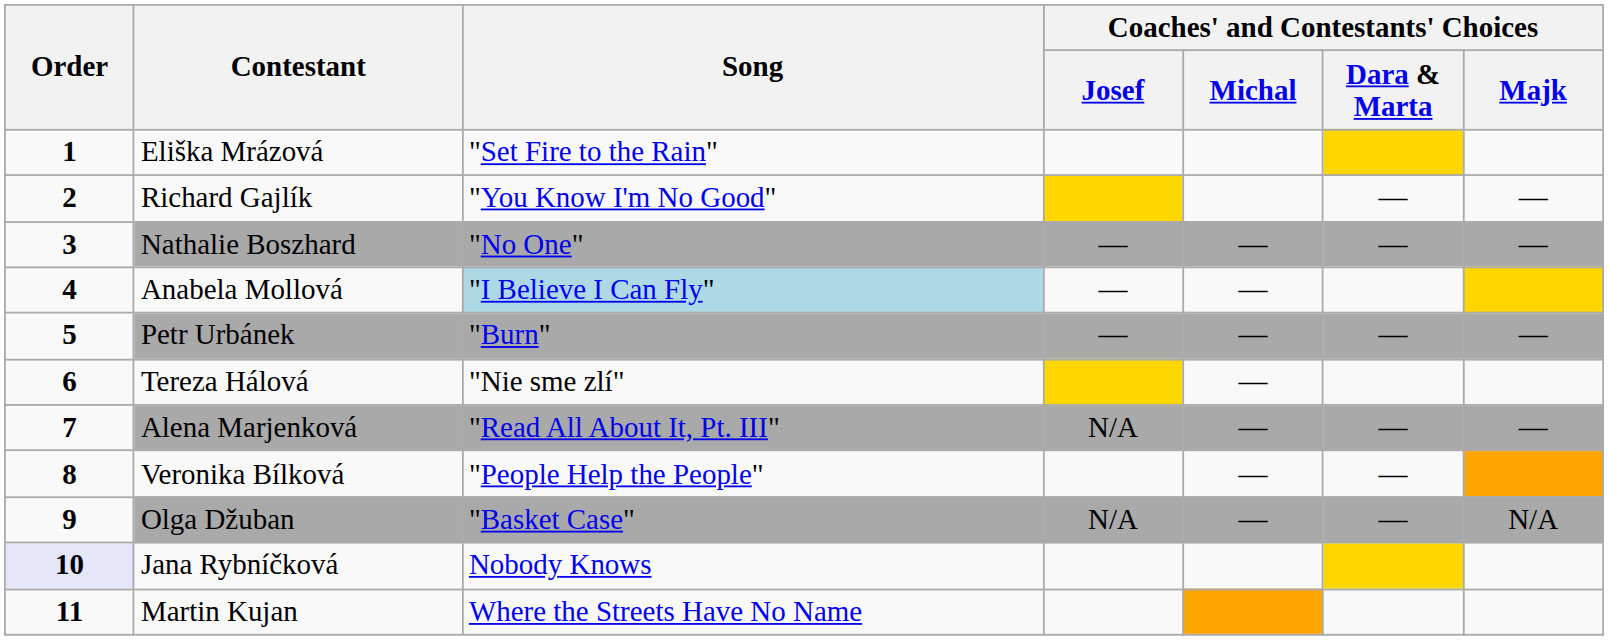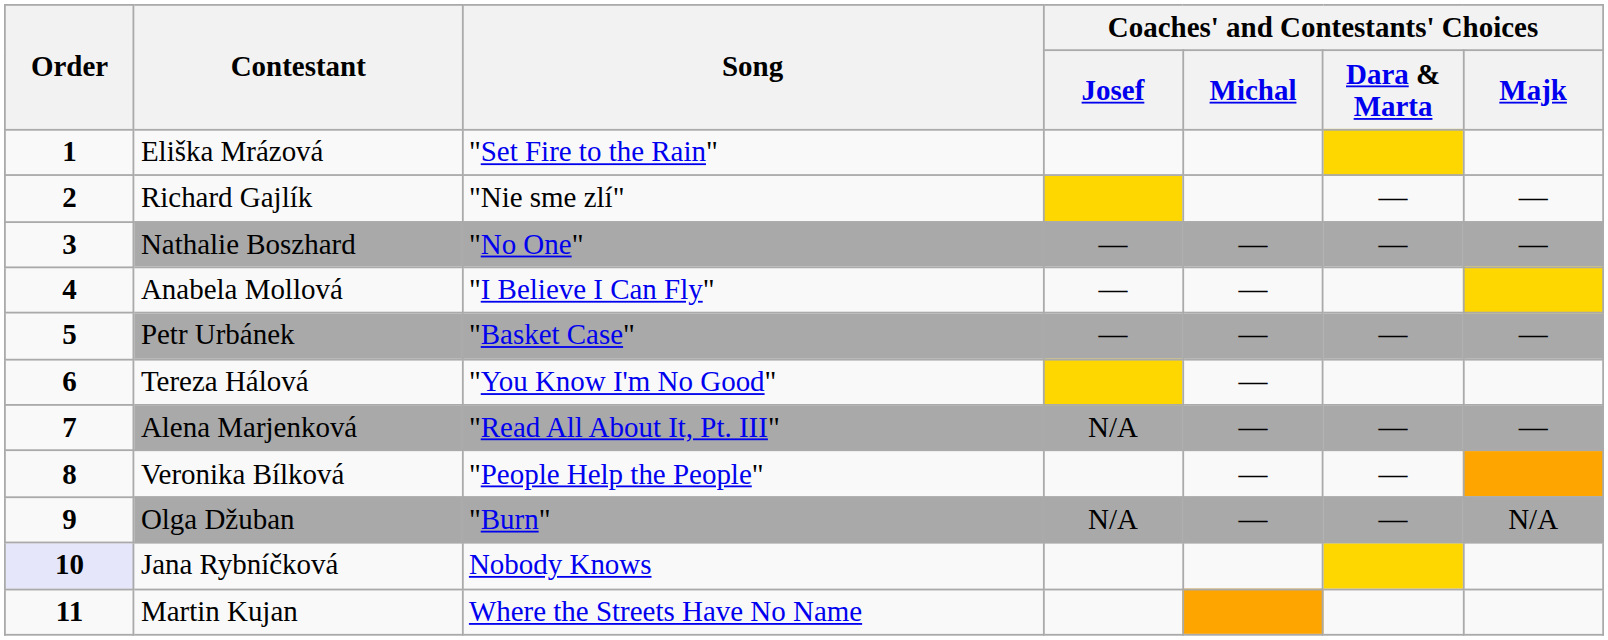(623, 197) "You Know I'm No Good" -> (547, 197) "Nie sme zlí"
(592, 289) lightblue background -> (592, 289) no background
(510, 335) "Burn" -> (552, 335) "Basket Case"
(547, 381) "Nie sme zlí" -> (623, 381) "You Know I'm No Good"
(552, 519) "Basket Case" -> (510, 519) "Burn"
